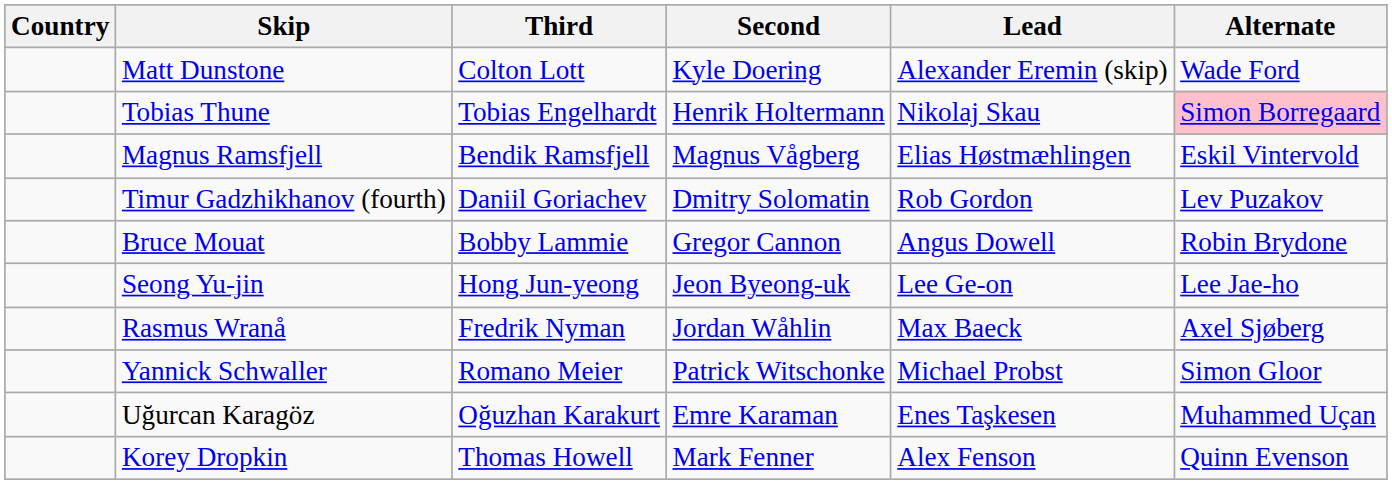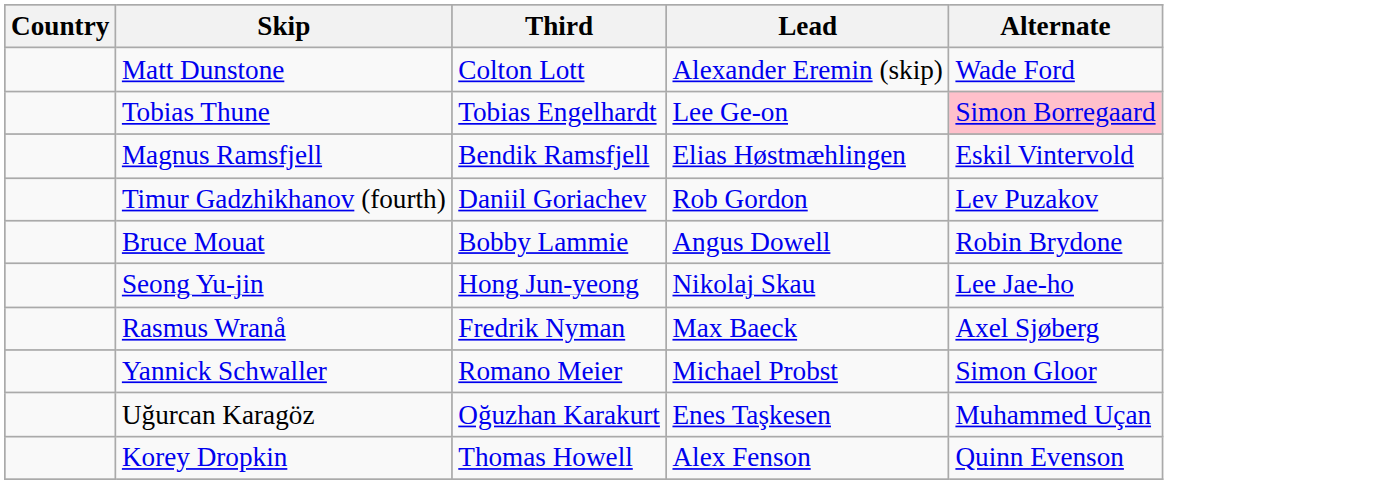- column: (779, 26)
(969, 112) Nikolaj Skau -> (730, 112) Lee Ge-on
(955, 284) Lee Ge-on -> (744, 284) Nikolaj Skau
